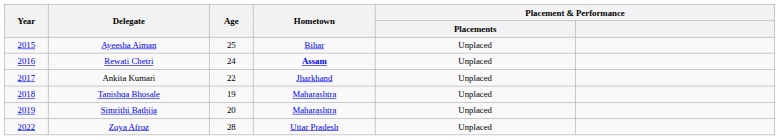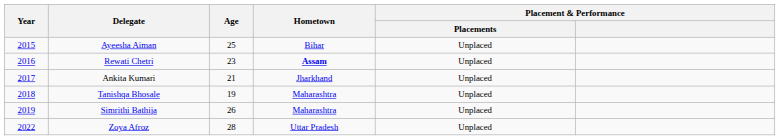(231, 62) 24 -> (231, 62) 23
(231, 78) 22 -> (231, 78) 21
(231, 111) 20 -> (231, 111) 26
